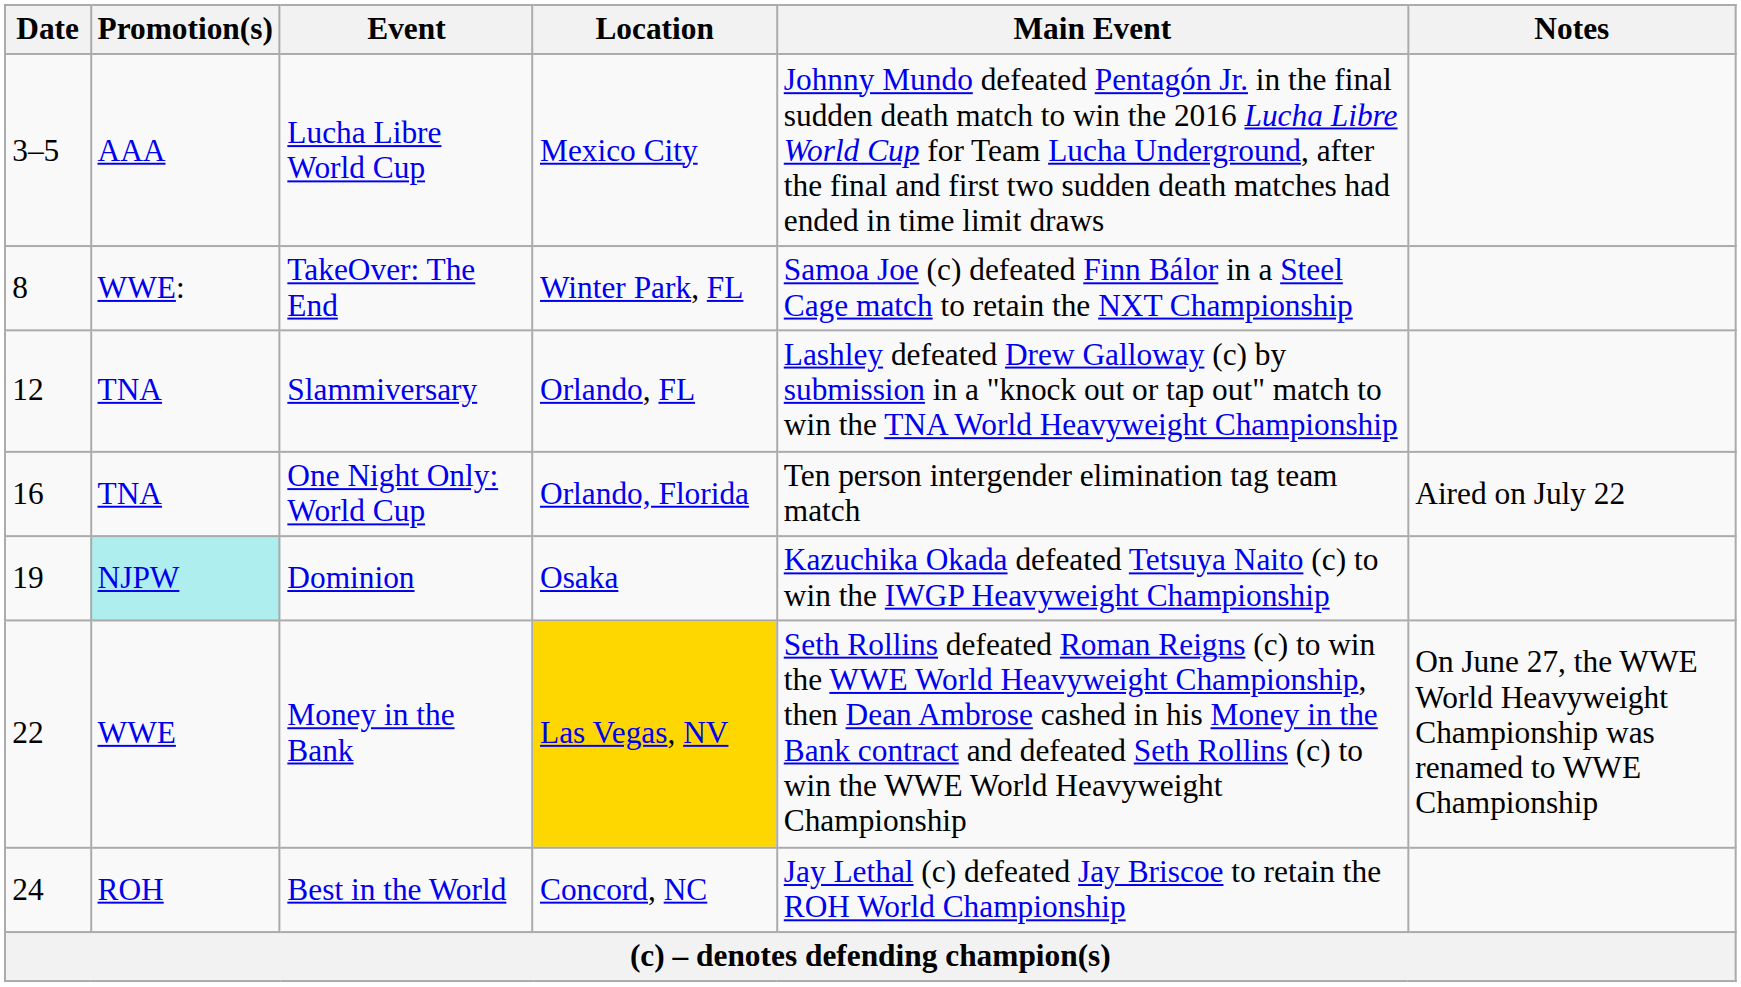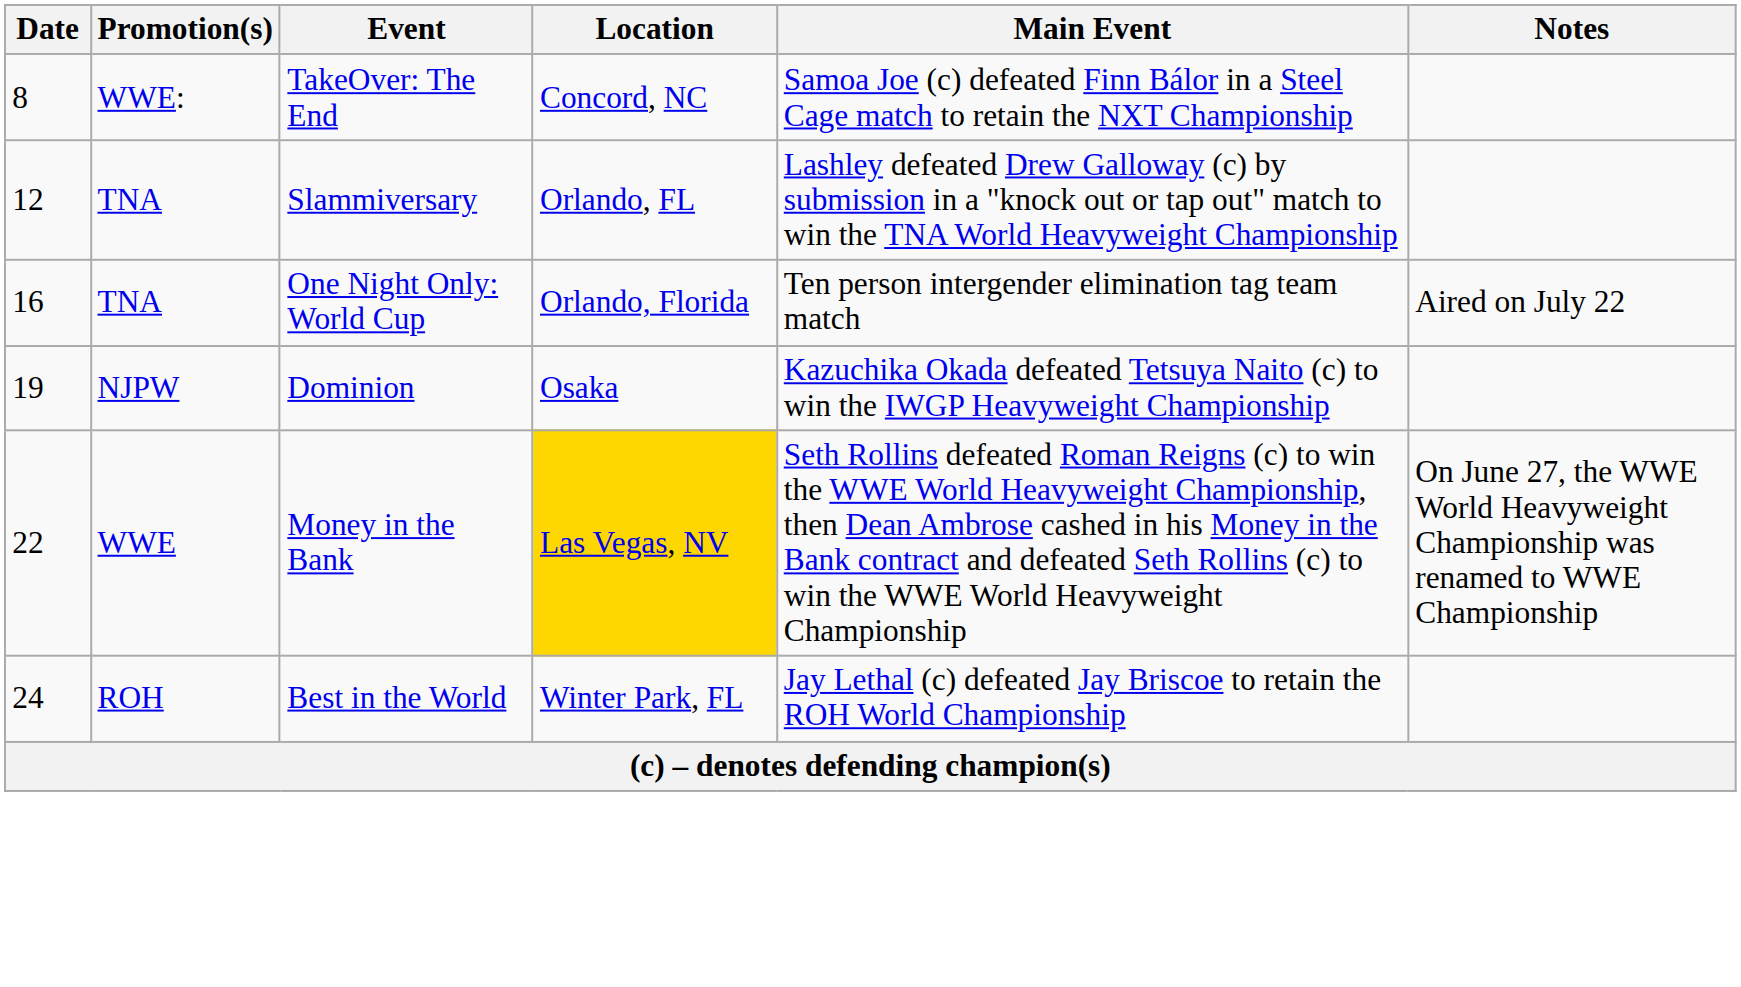- row: (364, 149)
(642, 287) Winter Park, FL -> (624, 96) Concord, NC
(138, 577) paleturquoise background -> (138, 387) no background
(624, 889) Concord, NC -> (642, 698) Winter Park, FL
